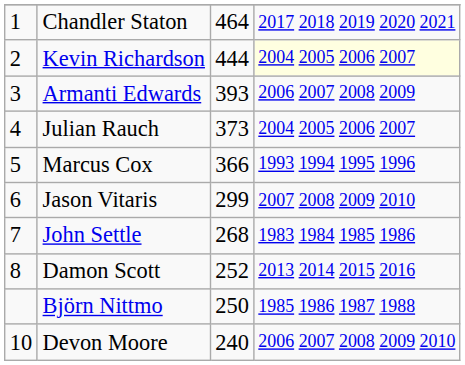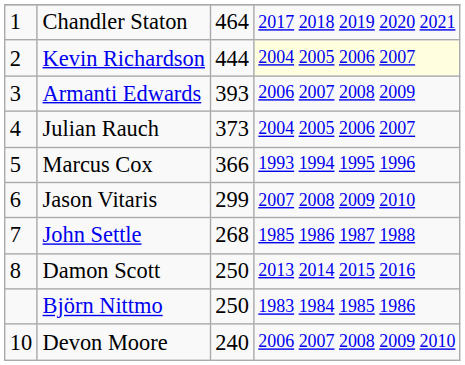(337, 235) 1983 1984 1985 1986 -> (337, 235) 1985 1986 1987 1988
(232, 270) 252 -> (232, 270) 250
(337, 306) 1985 1986 1987 1988 -> (337, 306) 1983 1984 1985 1986
